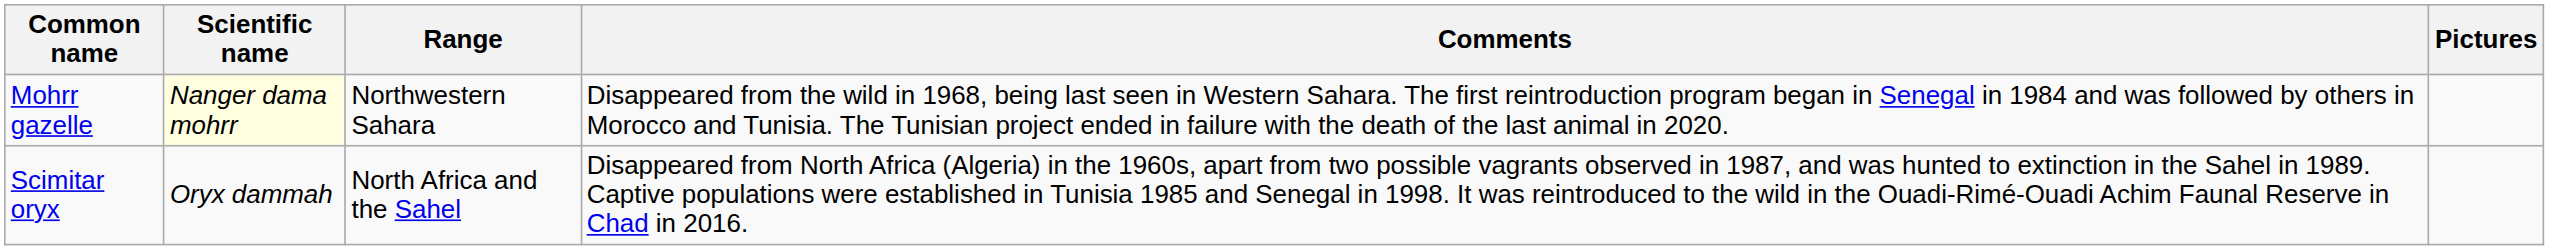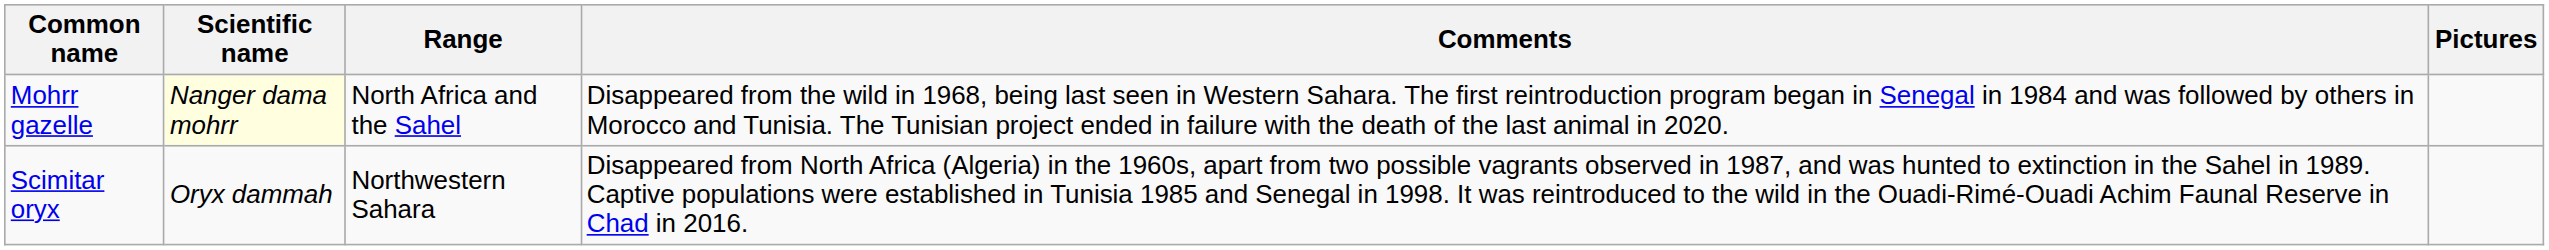(429, 109) Northwestern Sahara -> (444, 109) North Africa and the Sahel
(444, 194) North Africa and the Sahel -> (429, 194) Northwestern Sahara
